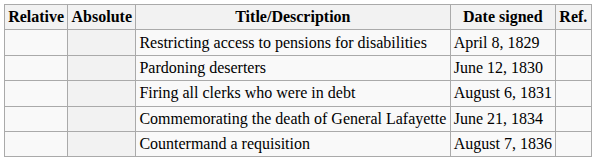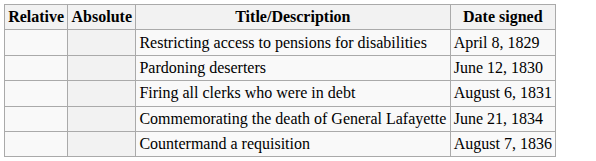- column: (573, 17)
